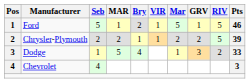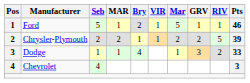(220, 24) 5 -> (220, 24) 1
(119, 52) 5 -> (119, 52) 1
